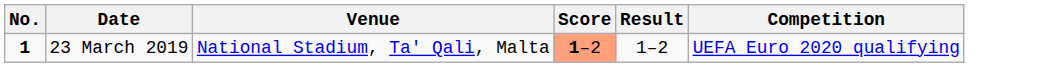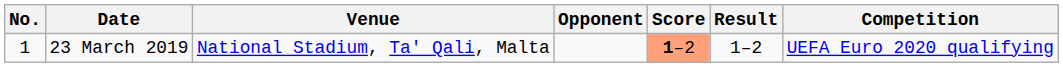+ column: (601, 19)
(25, 48) bold -> (25, 48) normal
